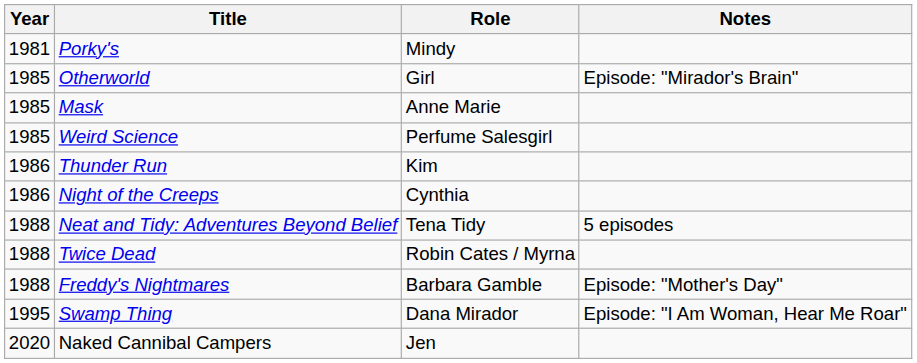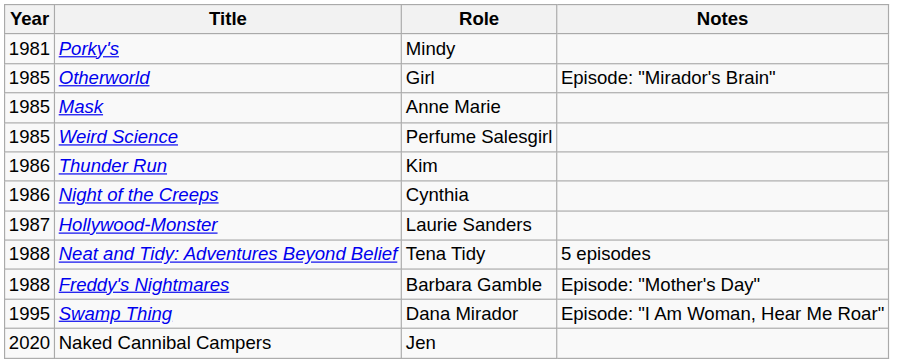+ row: (138, 225)
- row: (107, 254)
